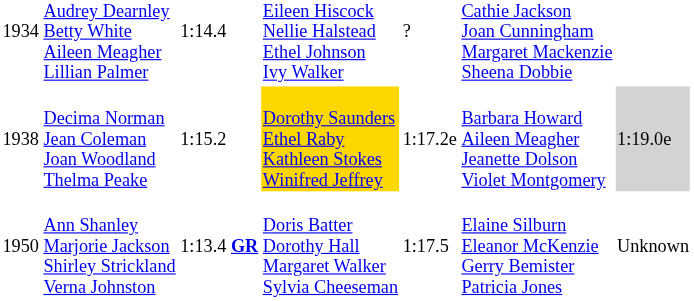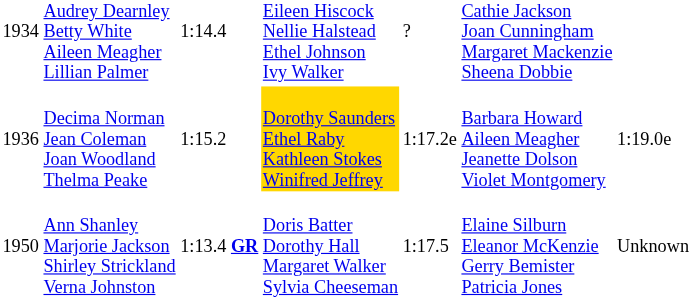(21, 138) 1938 -> (21, 138) 1936
(644, 138) lightgrey background -> (644, 138) no background
